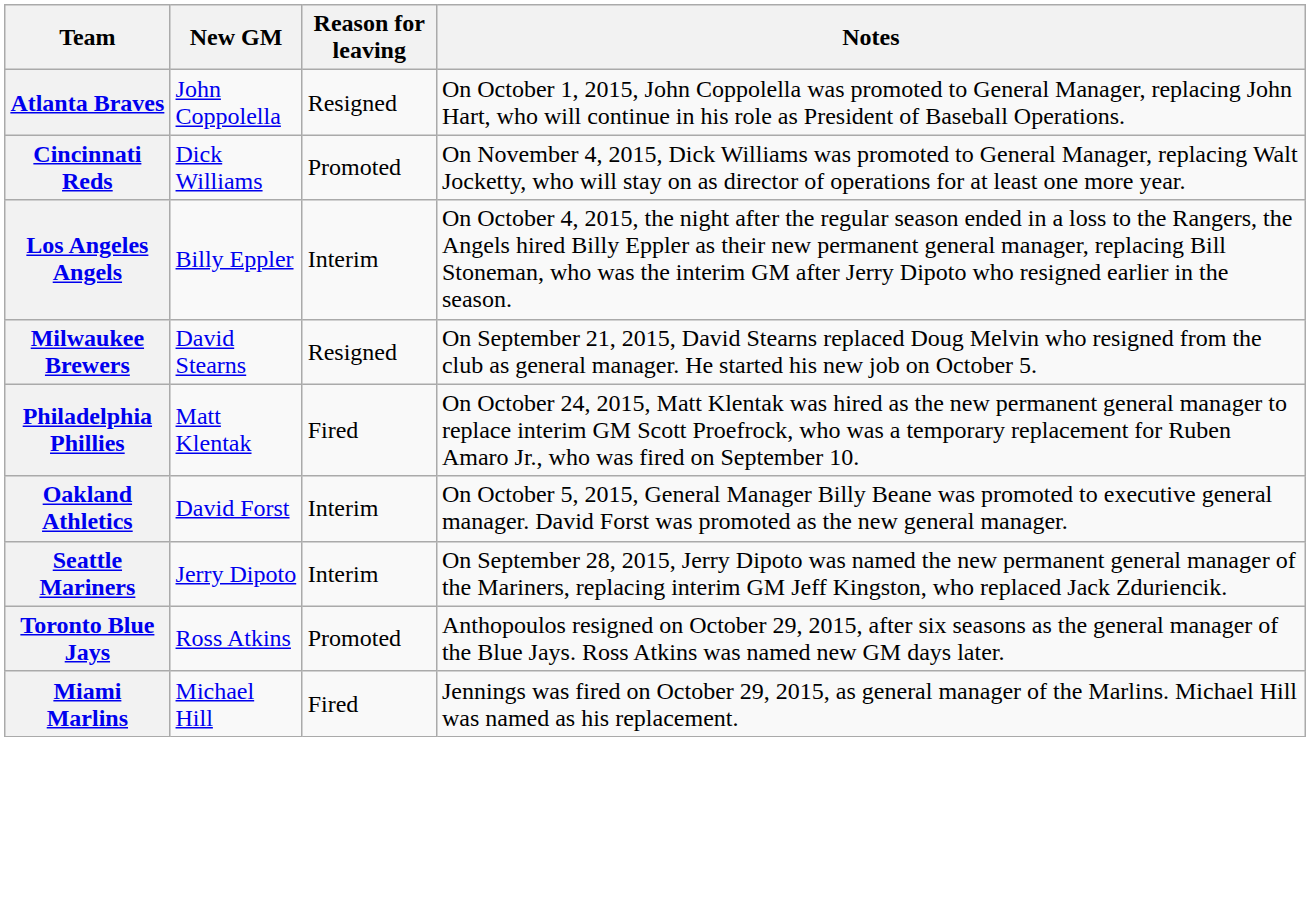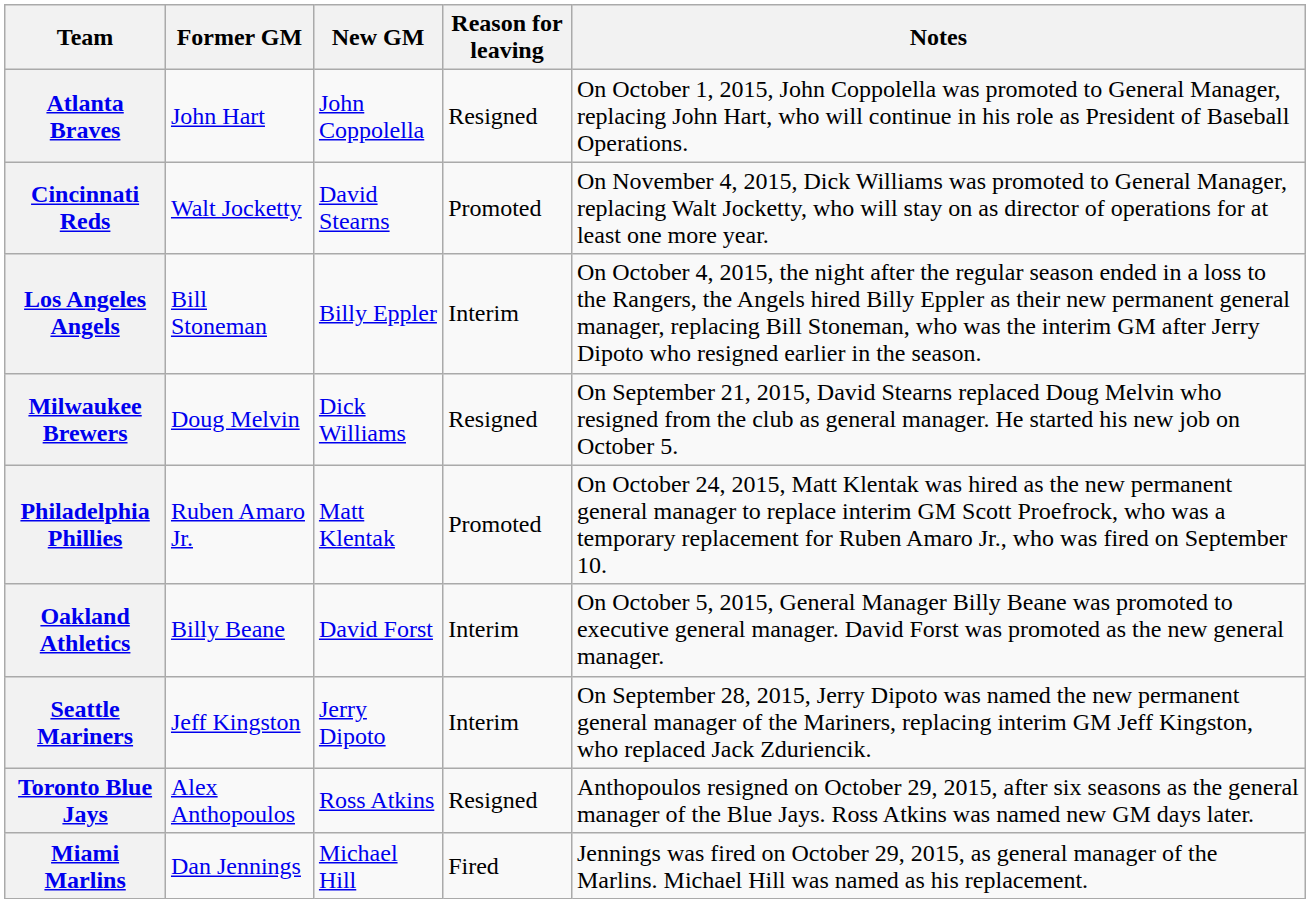+ column: (239, 37)
(219, 167) Dick Williams -> (354, 207) David Stearns
(211, 351) David Stearns -> (362, 418) Dick Williams
(333, 429) Fired -> (495, 524) Promoted
(354, 638) Promoted -> (493, 800) Resigned
